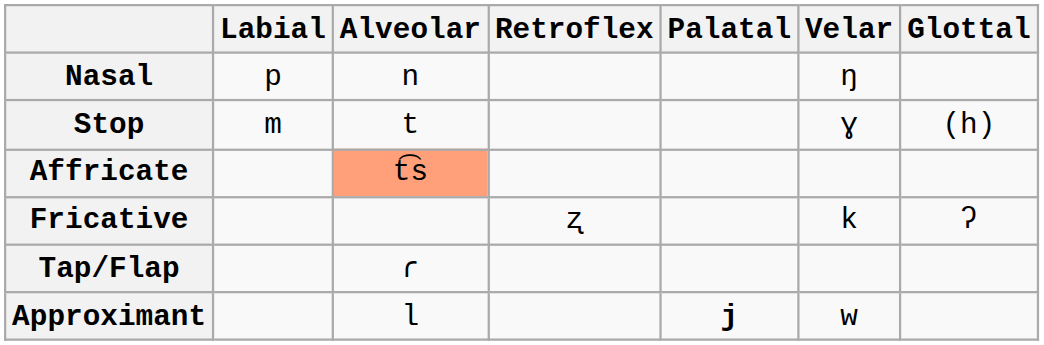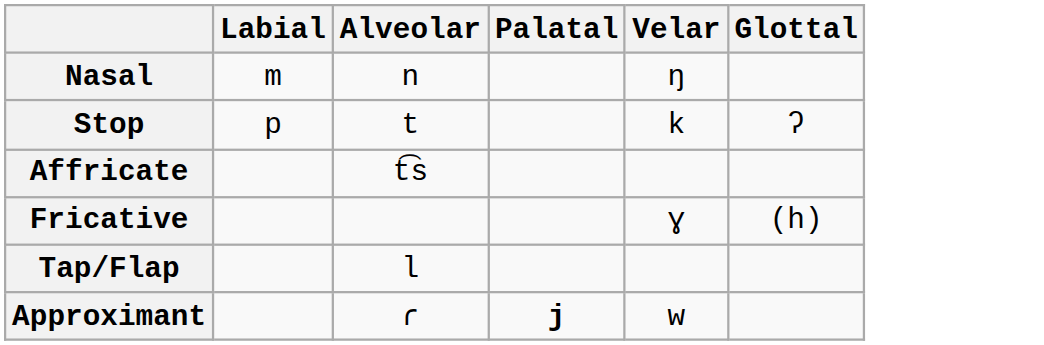- column: (574, 29)
(273, 77) p -> (273, 77) m
(273, 125) m -> (273, 125) p
(849, 125) ɣ -> (676, 125) k
(969, 125) (h) -> (796, 125) ʔ
(410, 173) lightsalmon background -> (410, 173) no background
(849, 221) k -> (676, 221) ɣ
(969, 221) ʔ -> (796, 221) (h)
(410, 268) ɾ -> (410, 268) l
(410, 316) l -> (410, 316) ɾ
